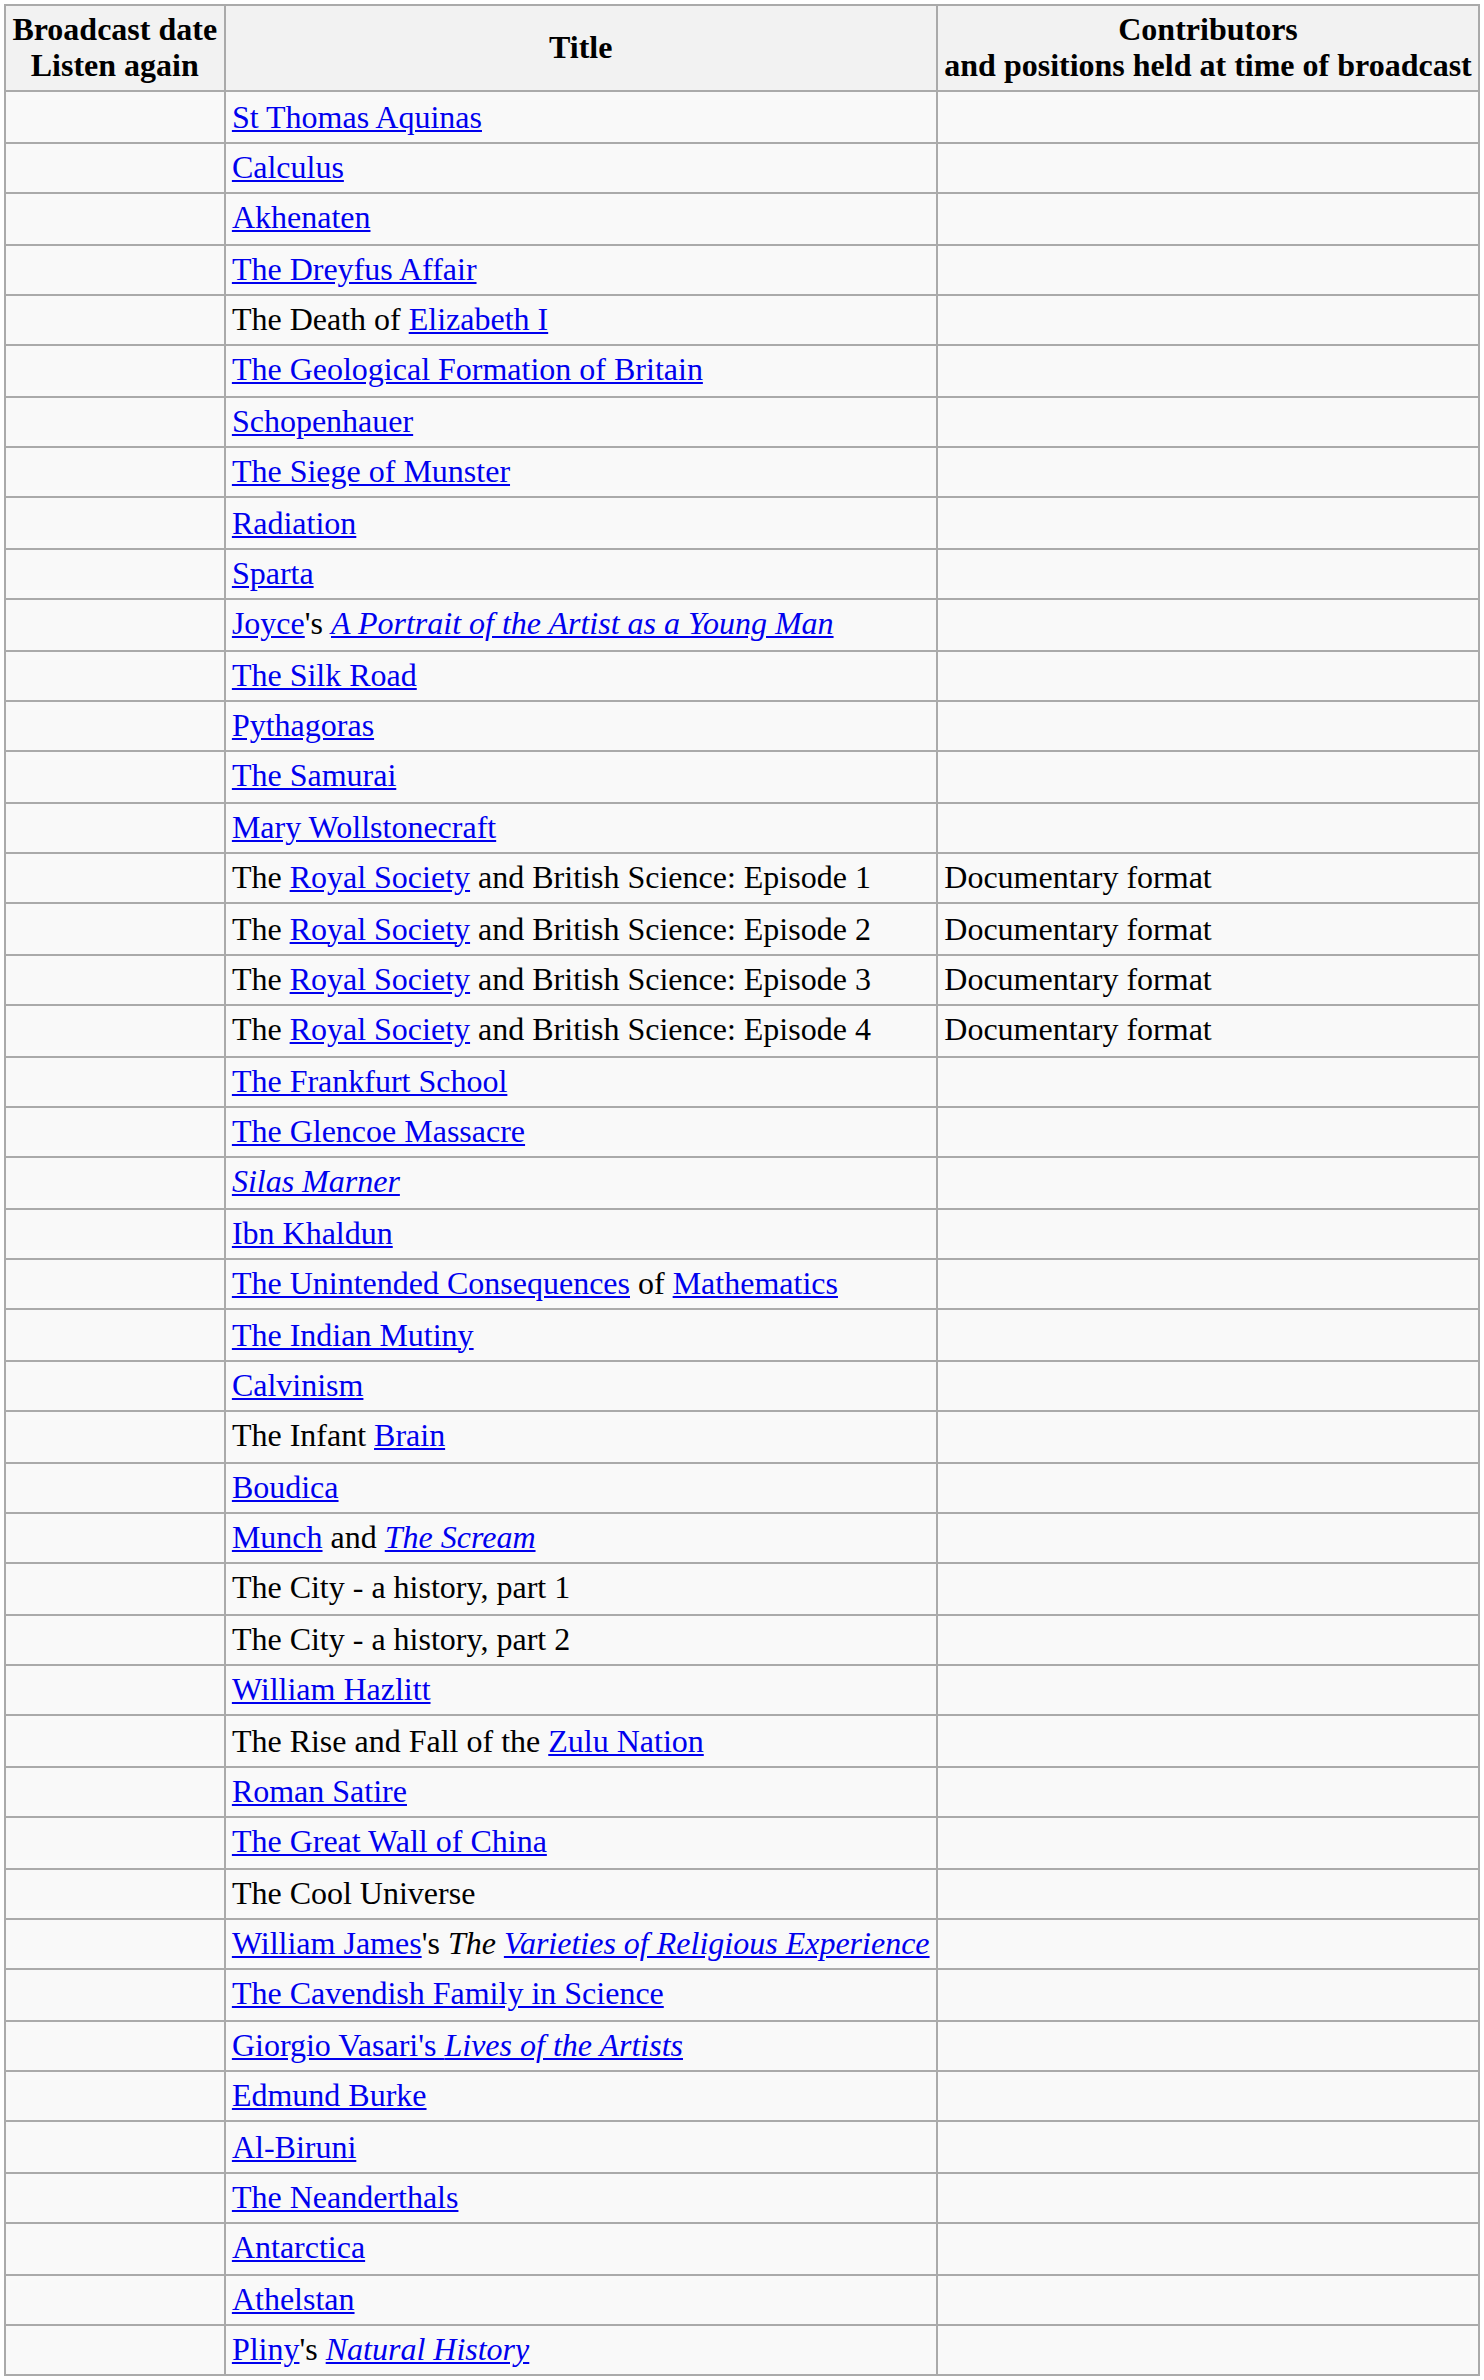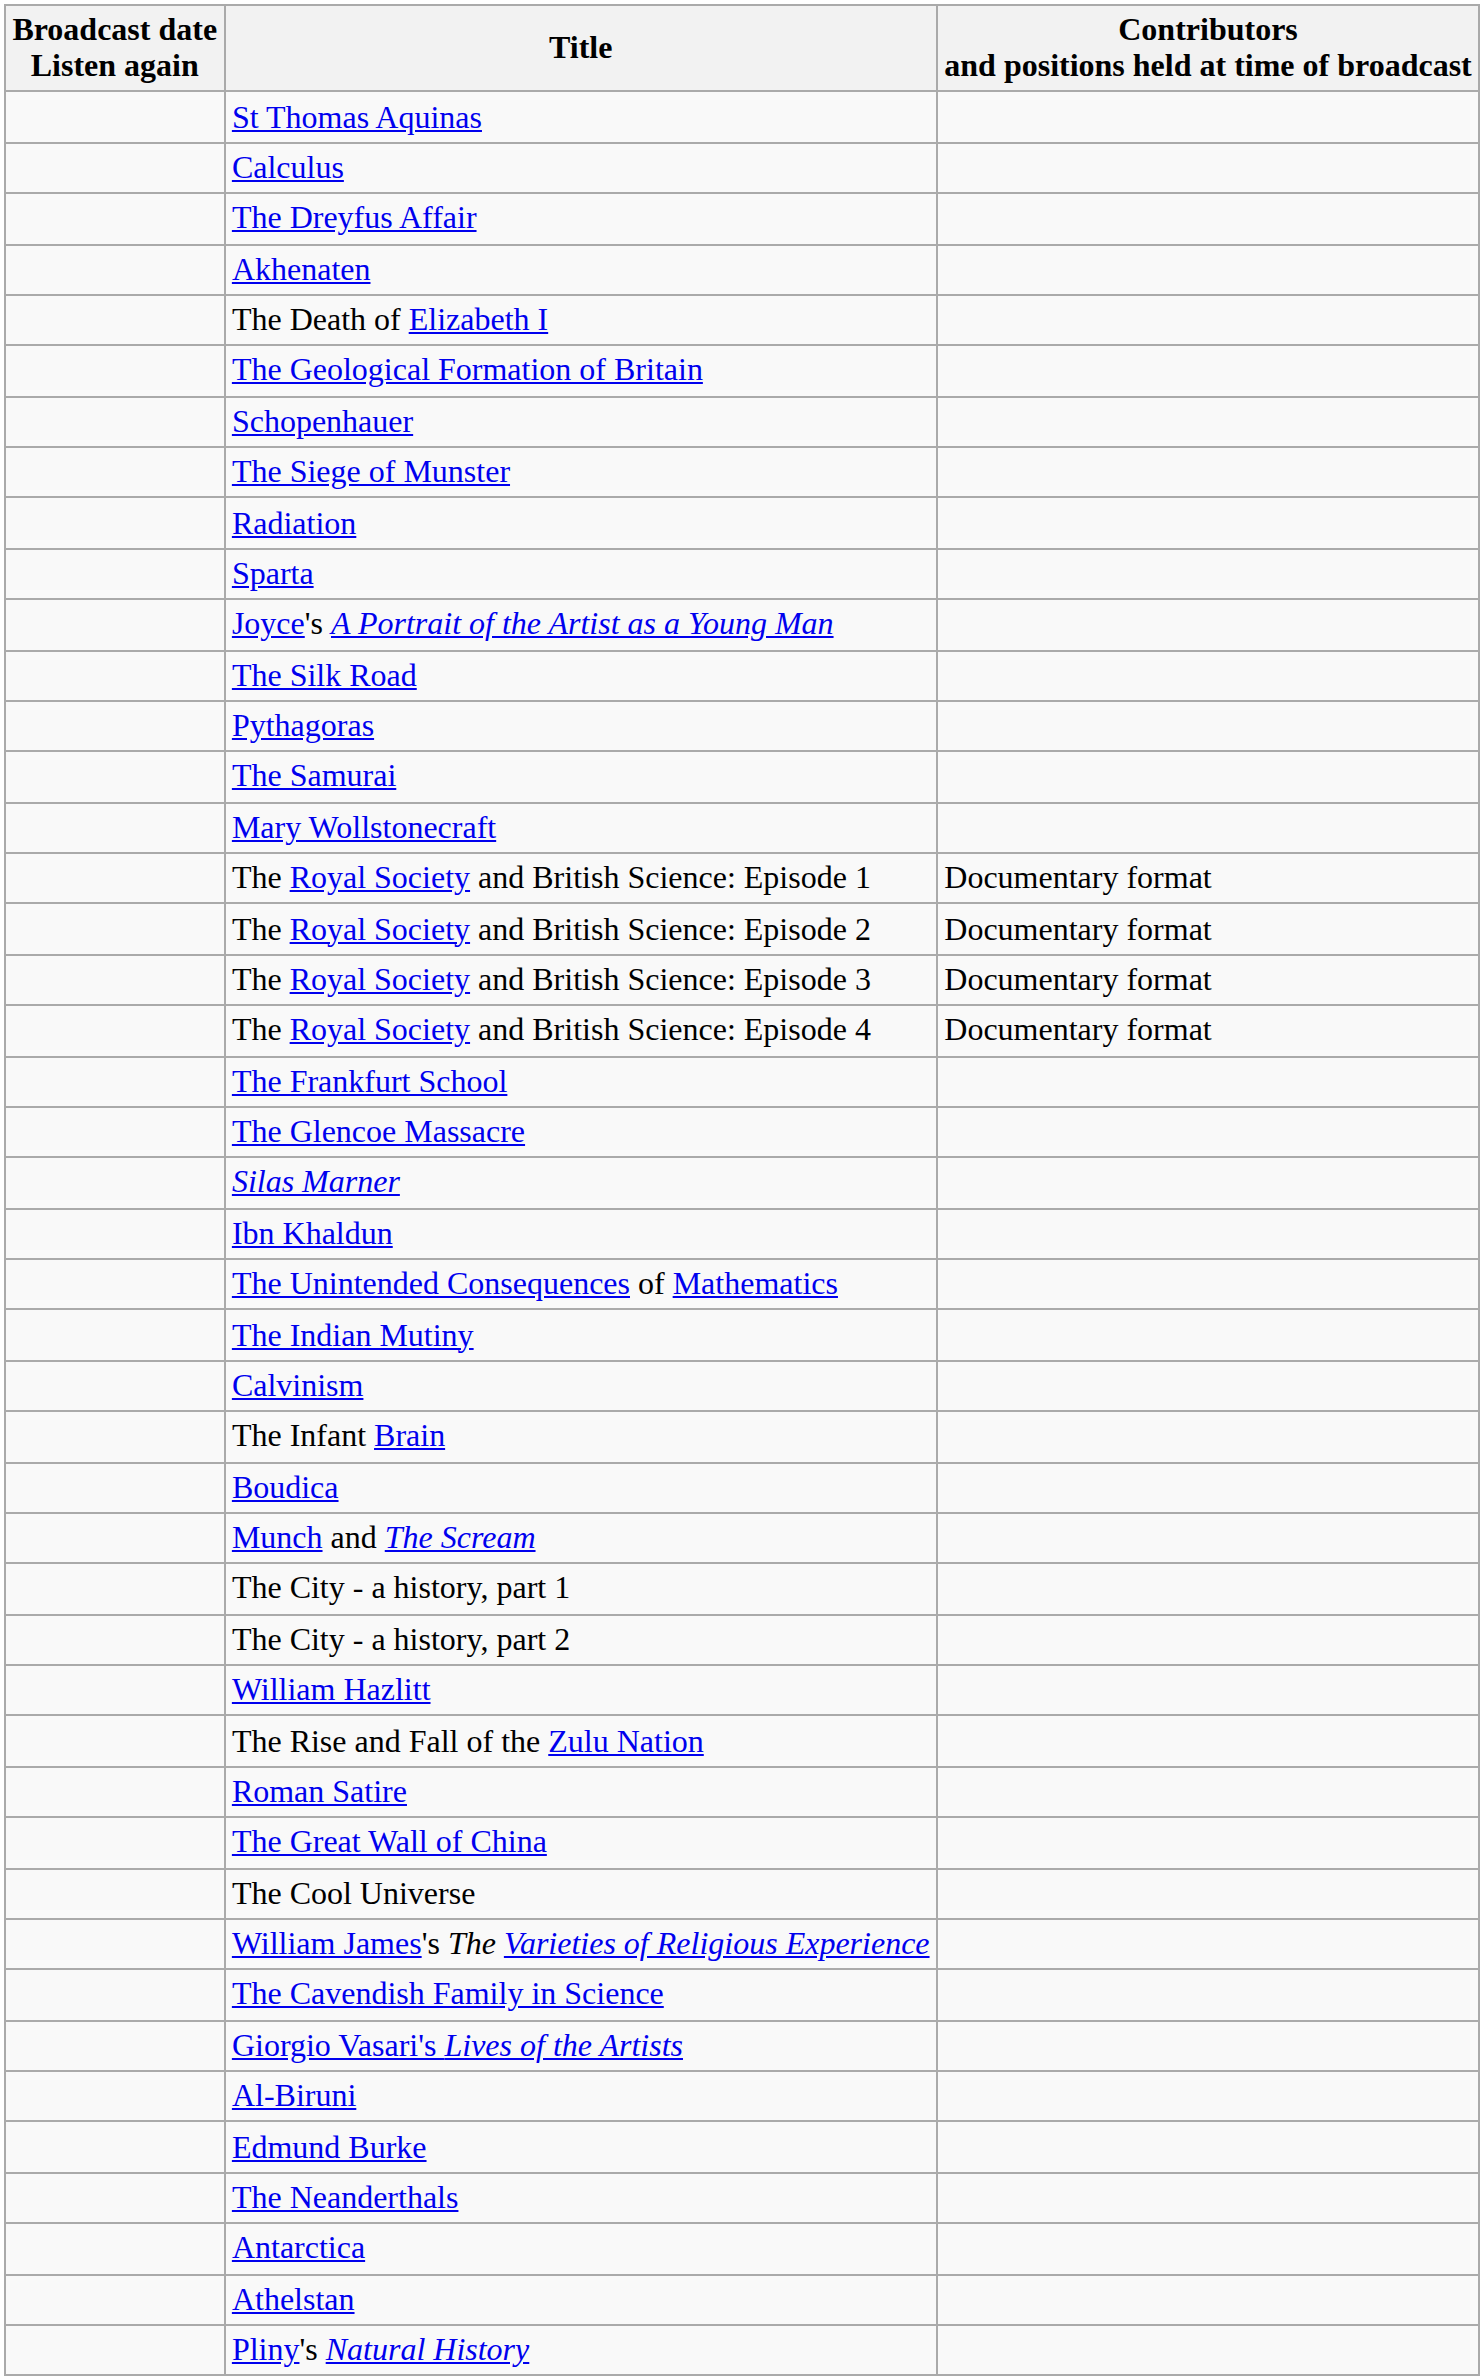rows swapped: (301, 218) <-> (354, 268)
rows swapped: (329, 2095) <-> (294, 2146)
